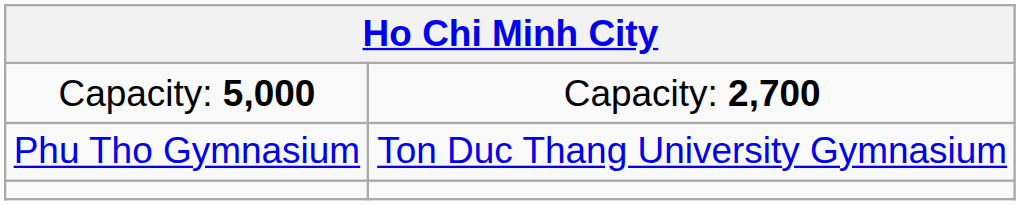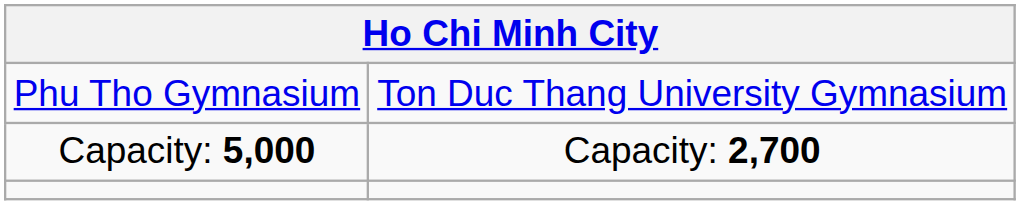rows swapped: (187, 151) <-> (187, 92)
